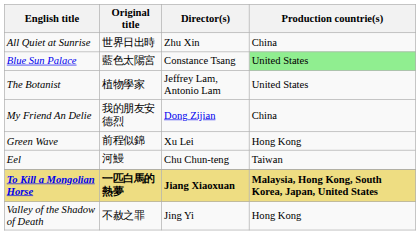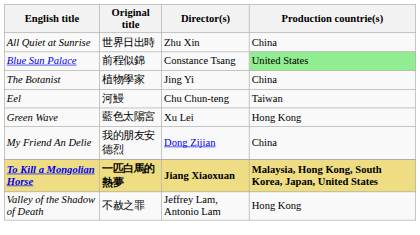(128, 60) 藍色太陽宮 -> (123, 60) 前程似錦
(192, 84) Jeffrey Lam, Antonio Lam -> (179, 79) Jing Yi
(280, 84) United States -> (264, 79) China
rows swapped: (14, 159) <-> (49, 115)
(123, 140) 前程似錦 -> (128, 117) 藍色太陽宮
(179, 216) Jing Yi -> (192, 206) Jeffrey Lam, Antonio Lam
